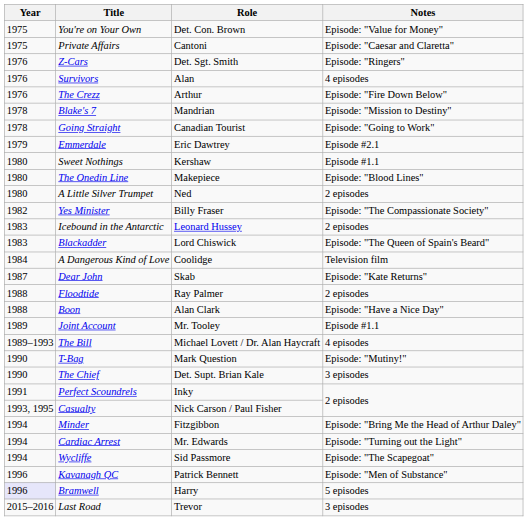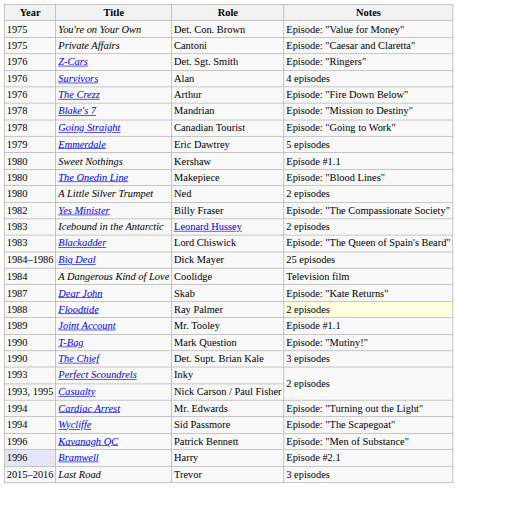(352, 144) Episode #2.1 -> (308, 144) 5 episodes
+ row: (77, 260)
(347, 293) no background -> (308, 309) lightyellow background
- row: (69, 309)
- row: (75, 342)
(17, 392) 1991 -> (17, 375) 1993
- row: (74, 425)
(347, 491) 5 episodes -> (313, 458) Episode #2.1
